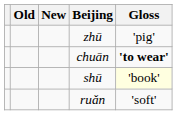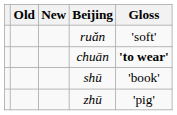rows swapped: (93, 36) <-> (93, 99)
(144, 78) lightyellow background -> (144, 78) no background
